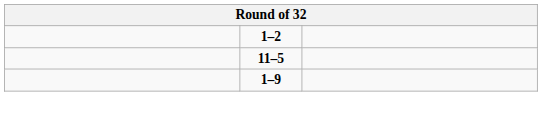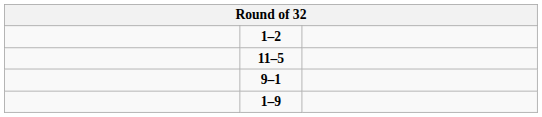+ row: (271, 79)
